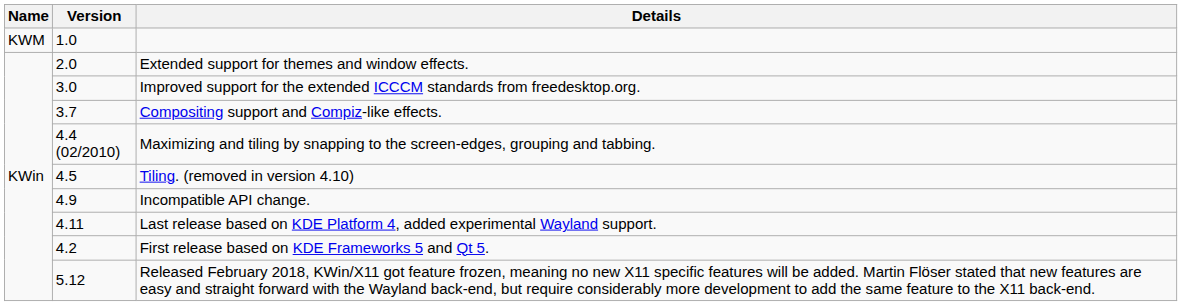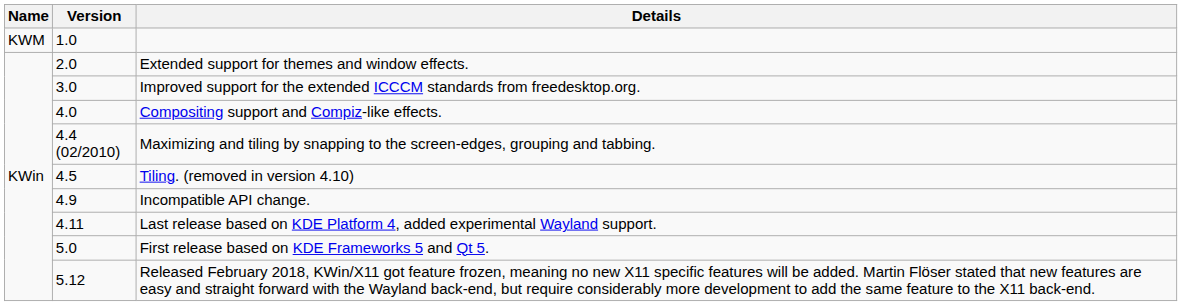(66, 111) 3.7 -> (66, 111) 4.0
(66, 248) 4.2 -> (66, 248) 5.0
